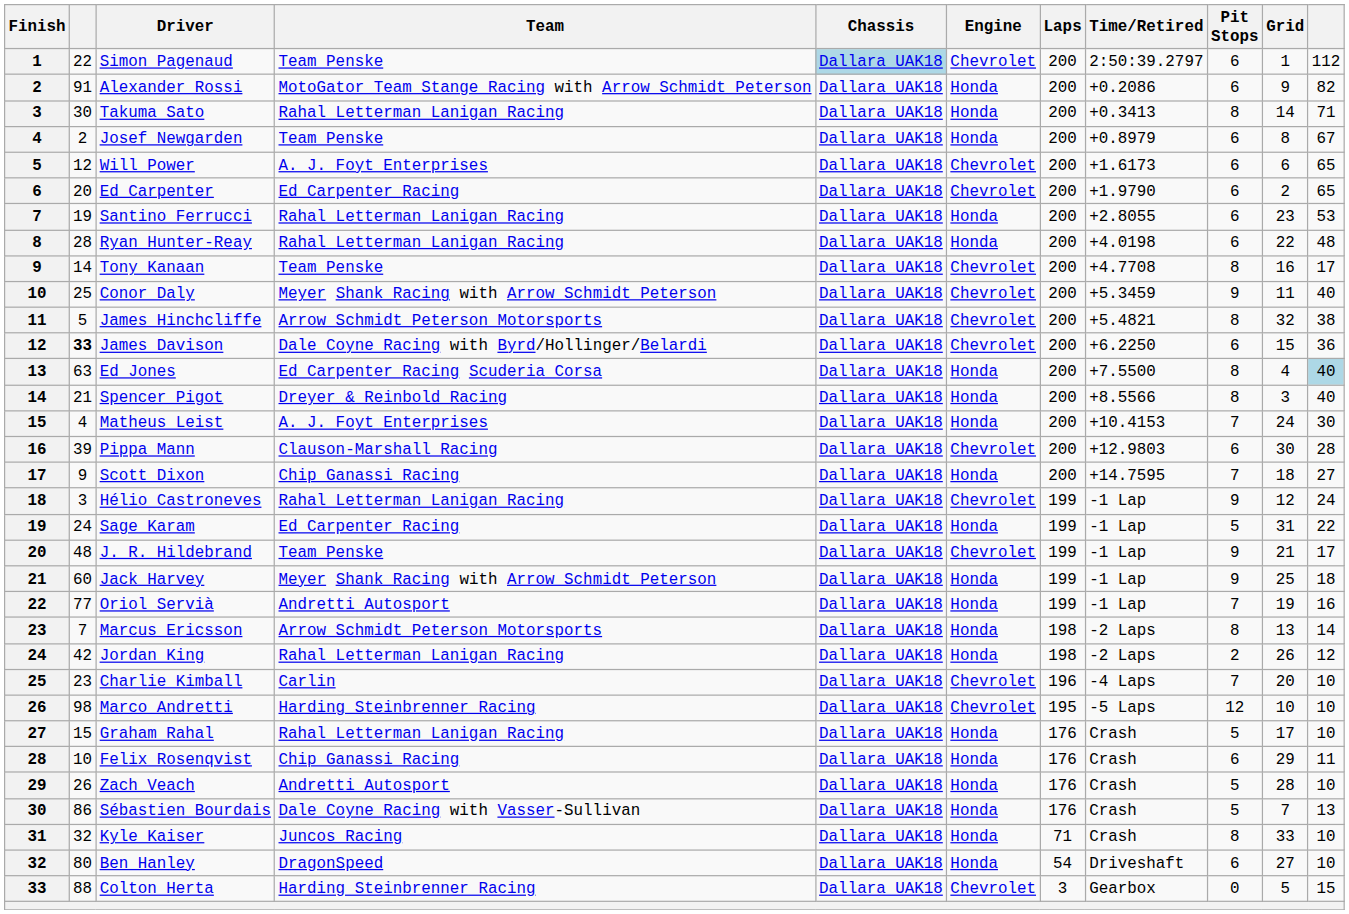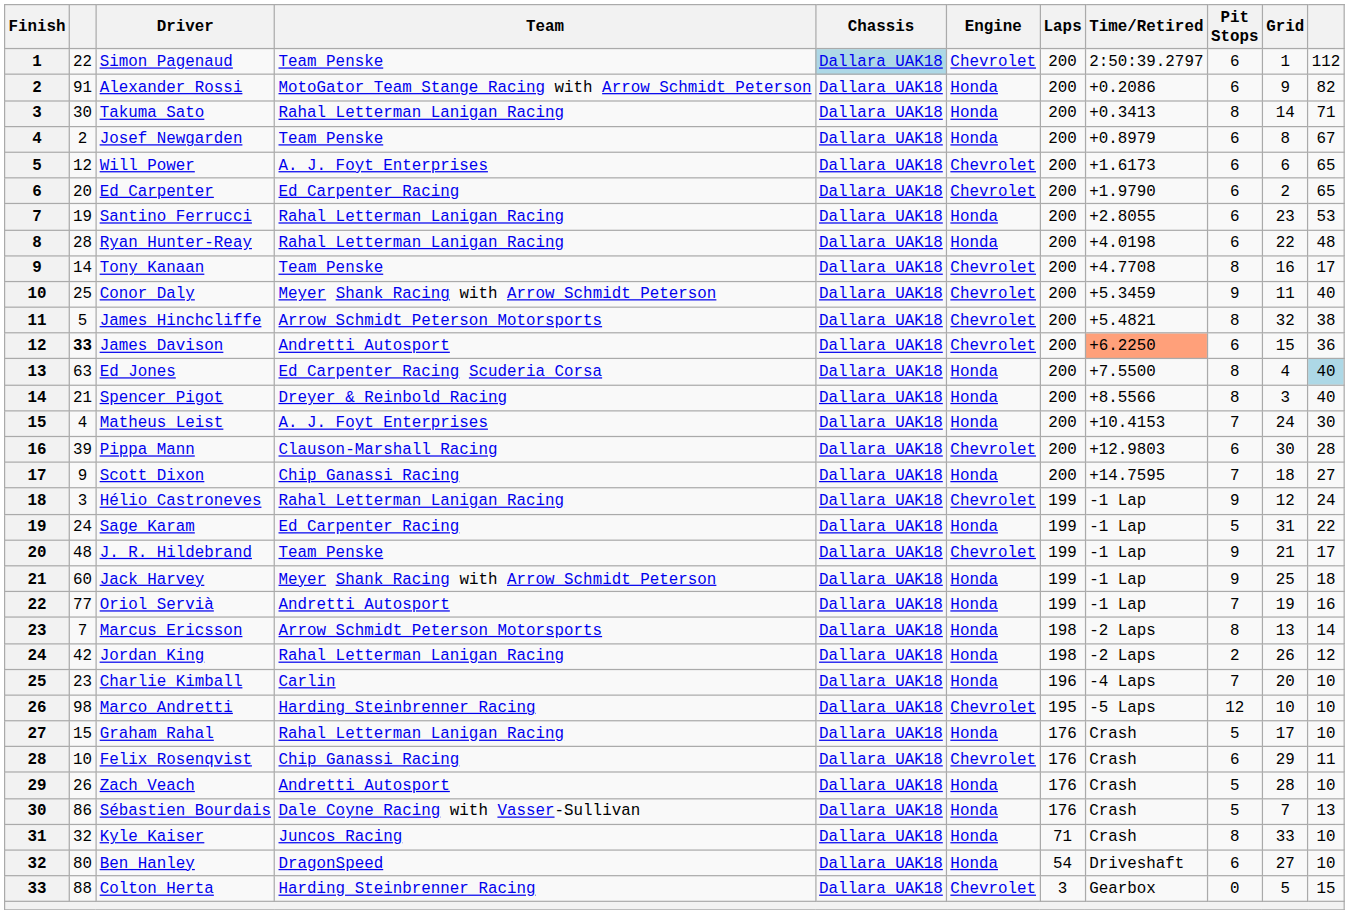(493, 346) Dale Coyne Racing with Byrd/Hollinger/Belardi -> (364, 346) Andretti Autosport
(1123, 346) no background -> (1123, 346) lightsalmon background
(993, 682) Chevrolet -> (974, 682) Honda
(974, 760) Honda -> (993, 760) Chevrolet
